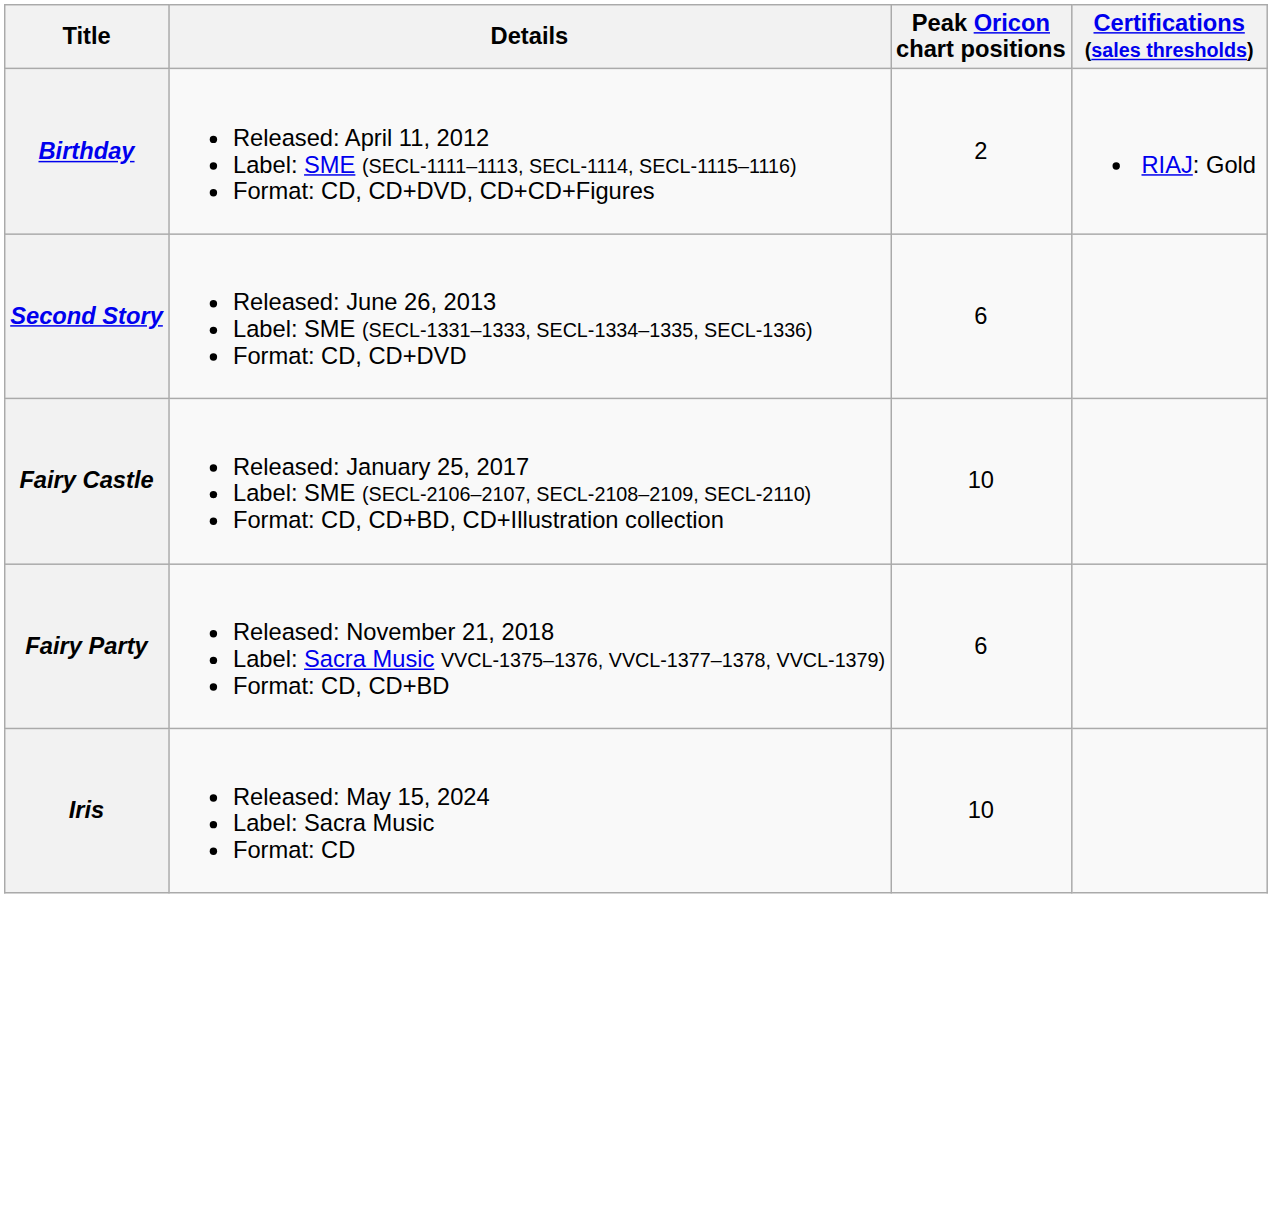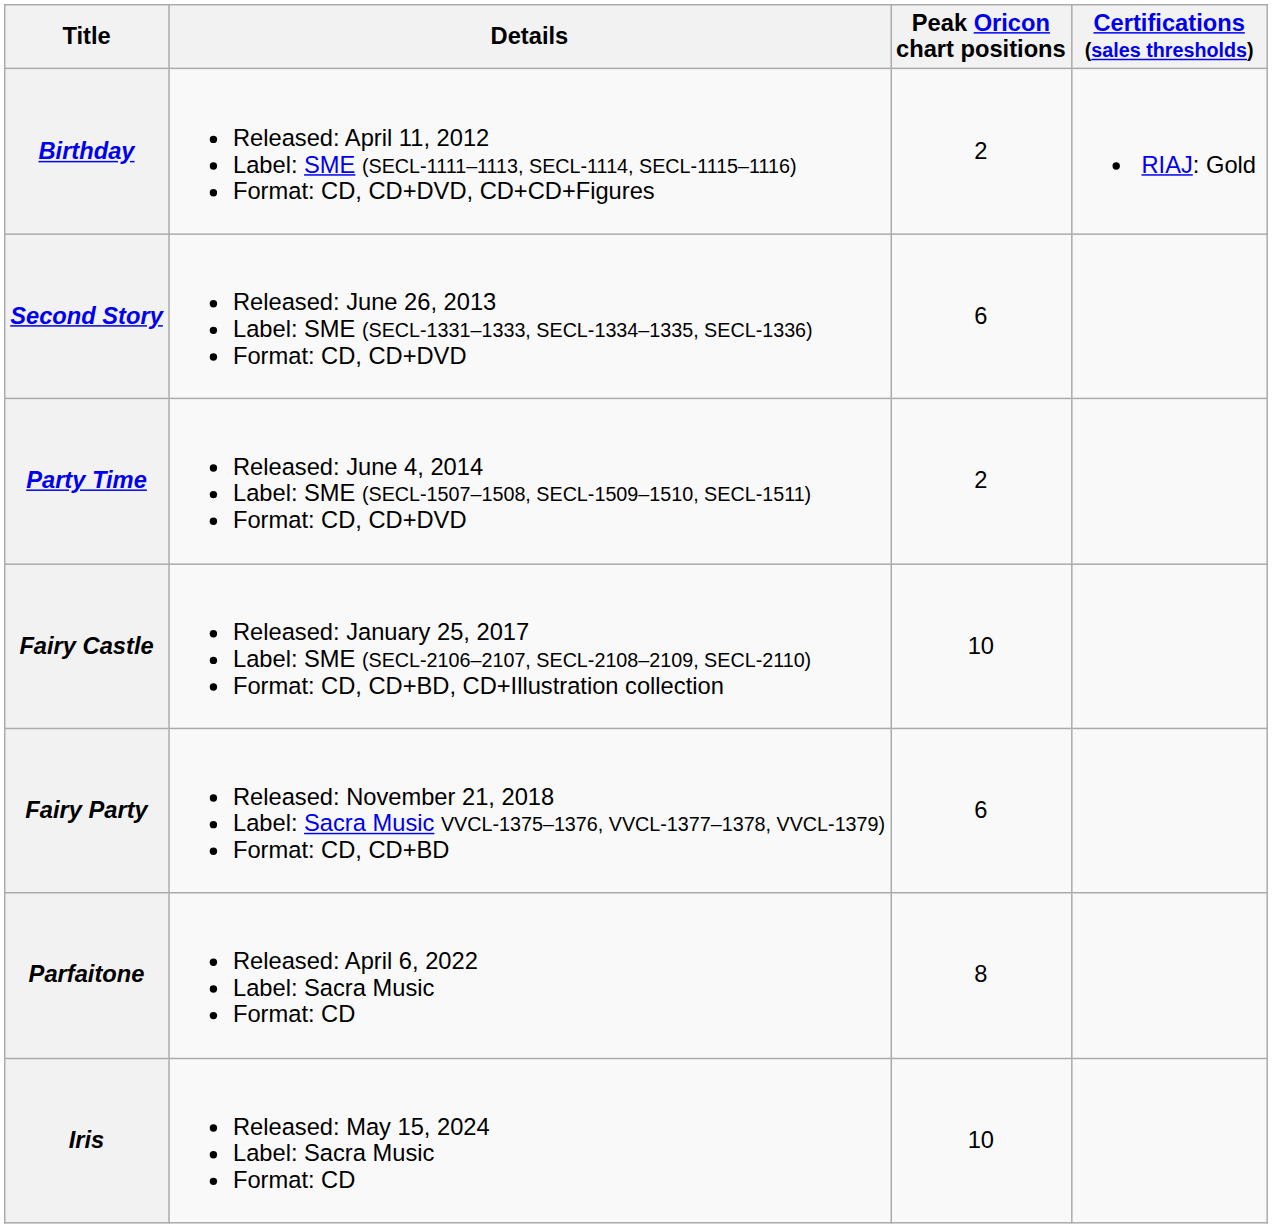+ row: (87, 480)
+ row: (87, 975)
